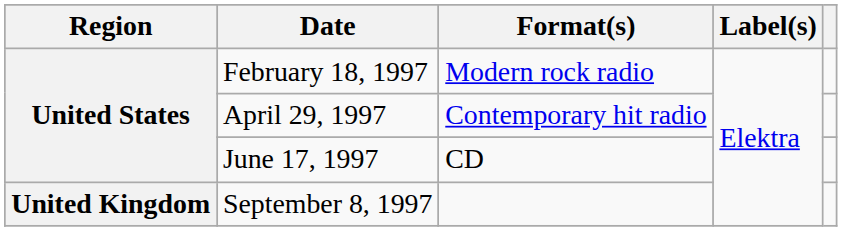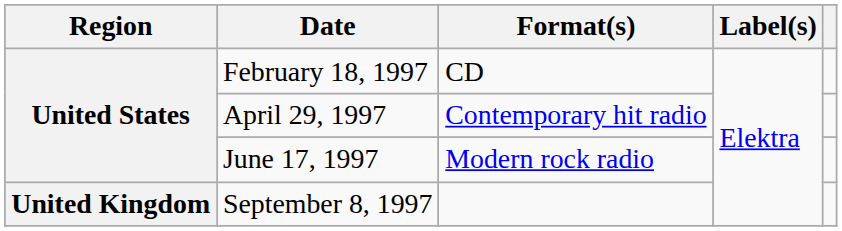(550, 70) Modern rock radio -> (465, 70) CD
(465, 159) CD -> (550, 159) Modern rock radio
